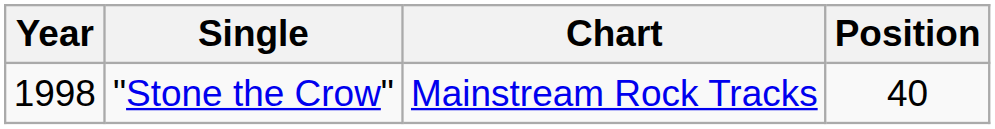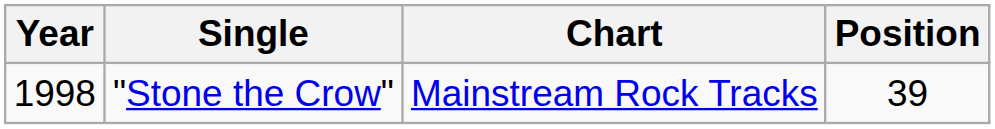(908, 92) 40 -> (908, 92) 39
